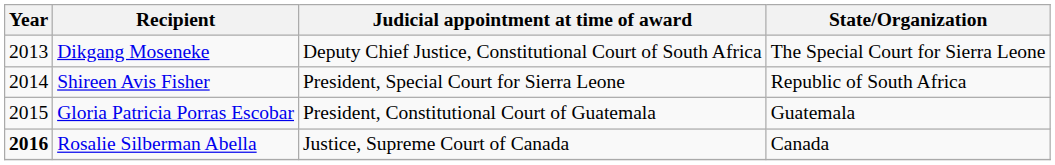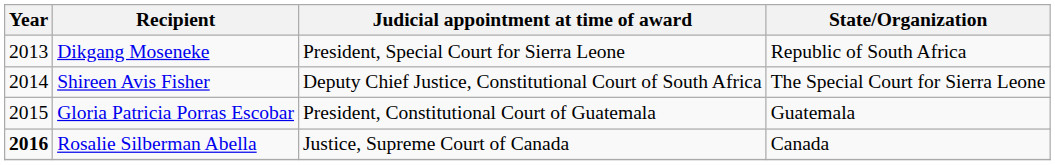(532, 50) Deputy Chief Justice, Constitutional Court of South Africa -> (464, 50) President, Special Court for Sierra Leone
(908, 50) The Special Court for Sierra Leone -> (869, 50) Republic of South Africa
(464, 81) President, Special Court for Sierra Leone -> (532, 81) Deputy Chief Justice, Constitutional Court of South Africa
(869, 81) Republic of South Africa -> (908, 81) The Special Court for Sierra Leone
